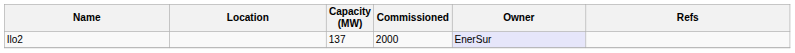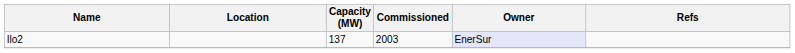(387, 39) 2000 -> (387, 39) 2003
